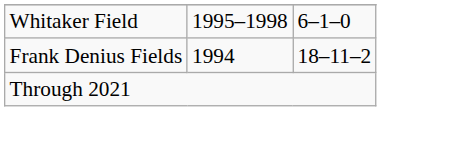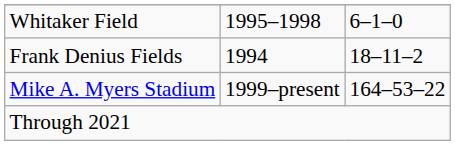+ row: (112, 88)
